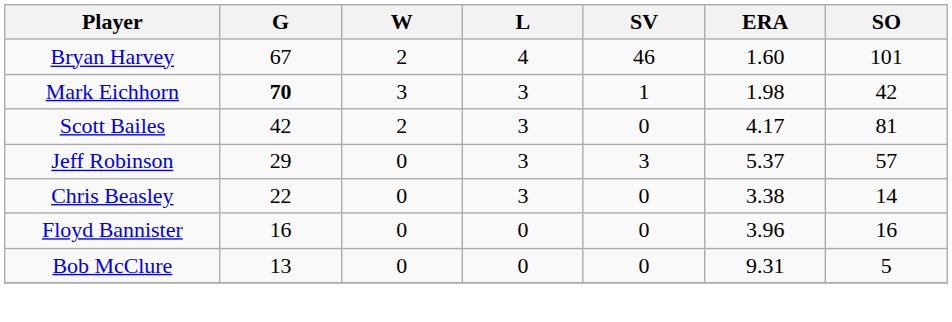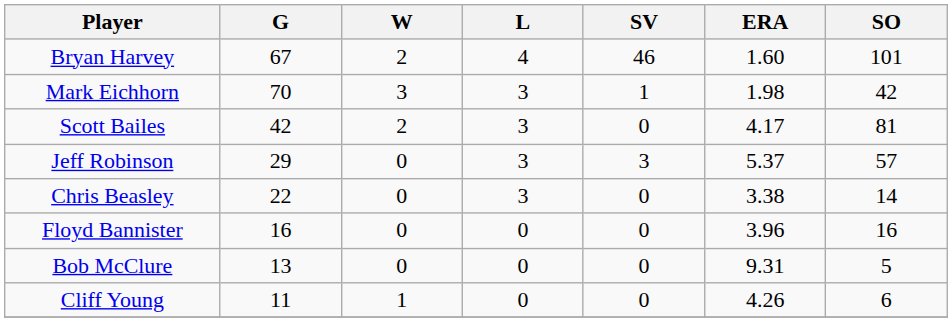(281, 91) bold -> (281, 91) normal
+ row: (112, 299)
